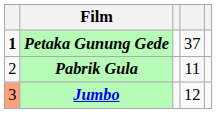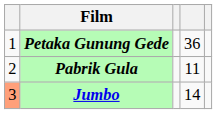(12, 43) bold -> (12, 43) normal
(192, 43) 37 -> (192, 43) 36
(192, 95) 12 -> (192, 95) 14
